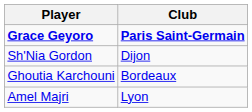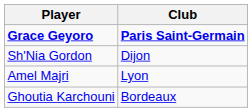rows swapped: (61, 76) <-> (38, 96)
